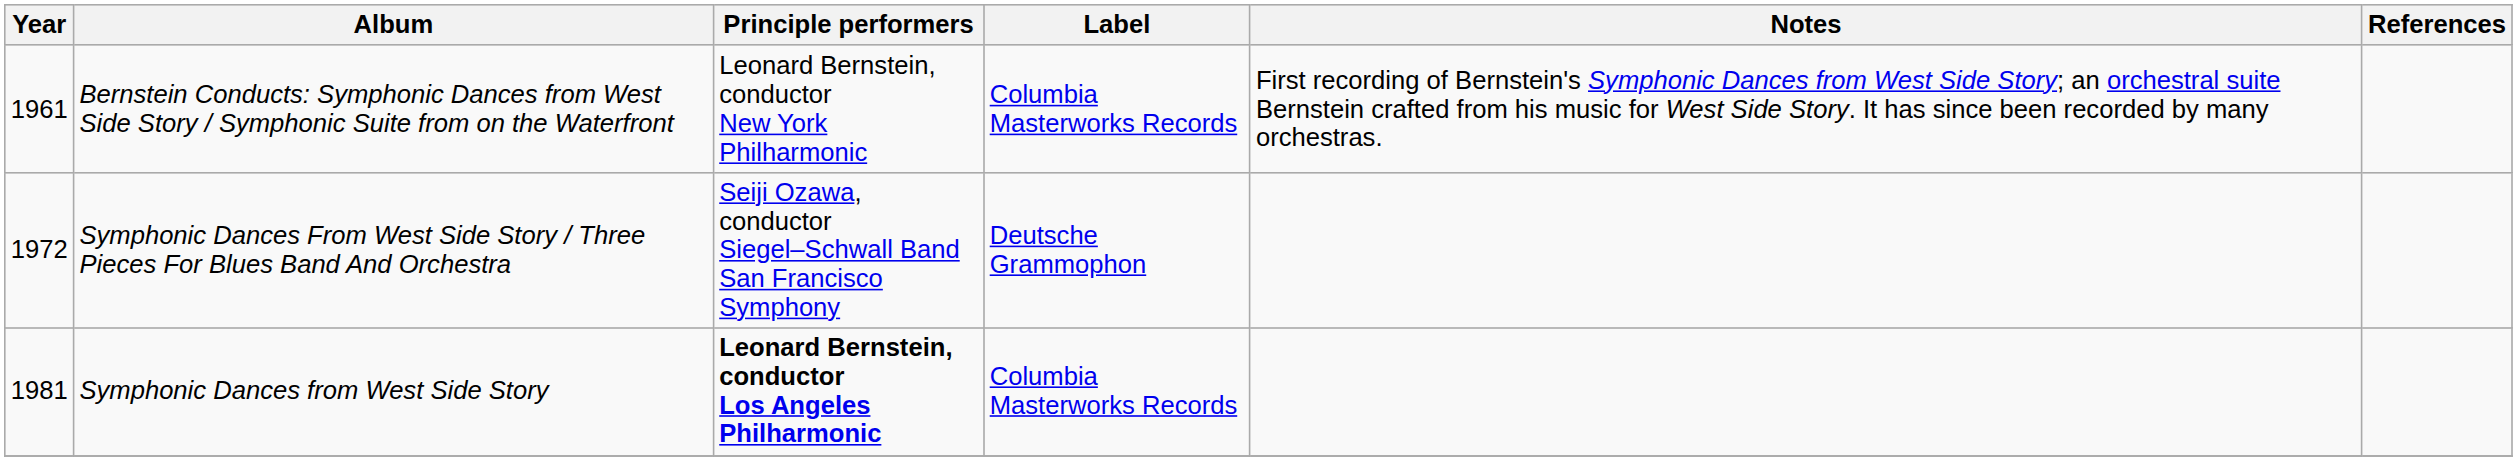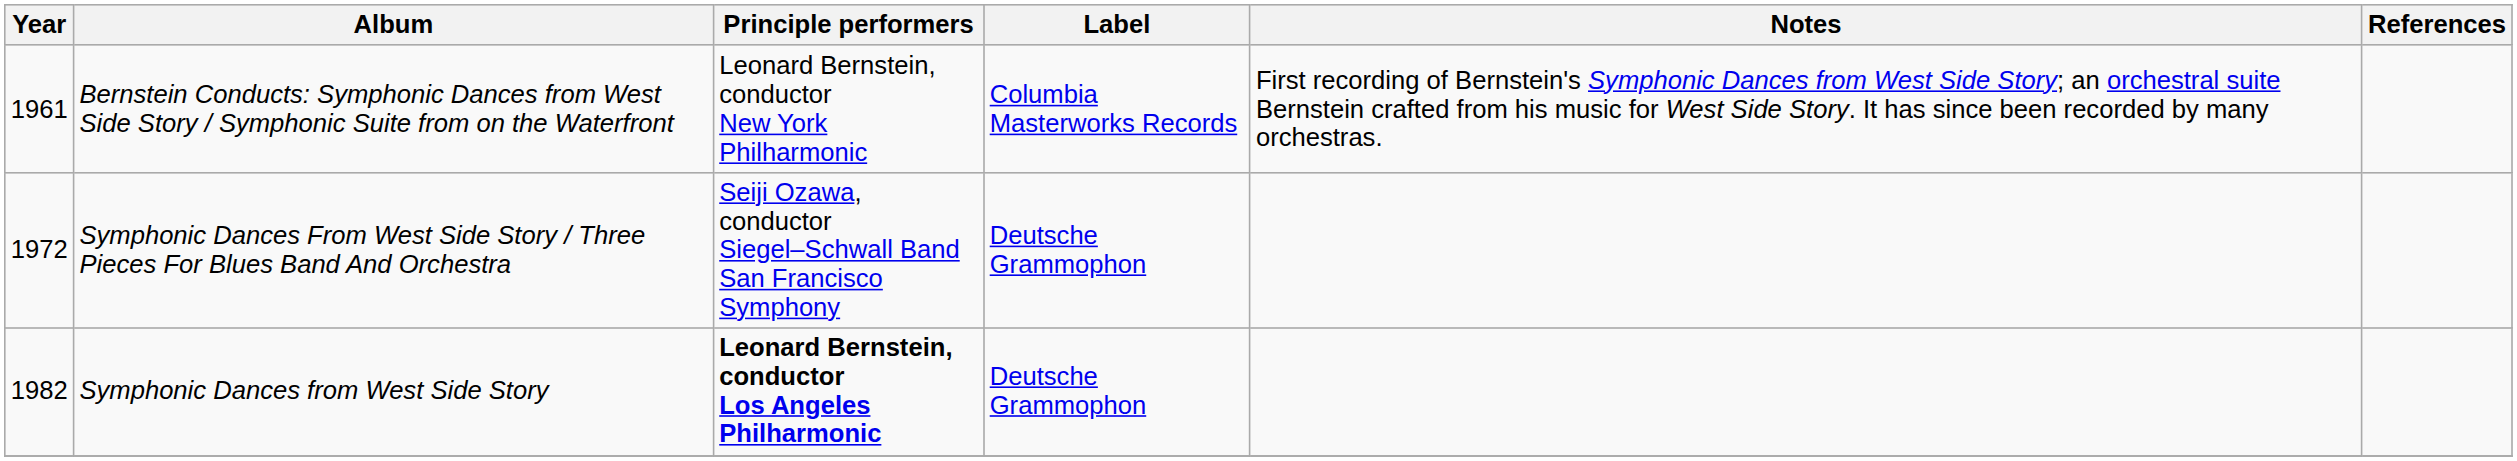(39, 391) 1981 -> (39, 391) 1982
(1113, 391) Columbia Masterworks Records -> (1068, 391) Deutsche Grammophon
